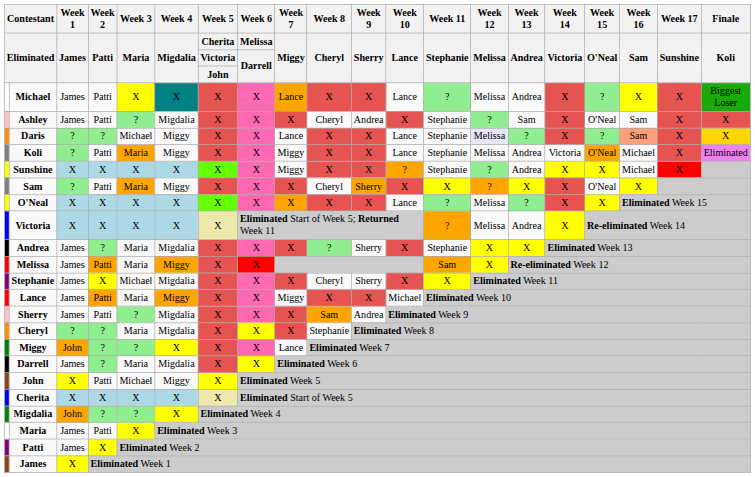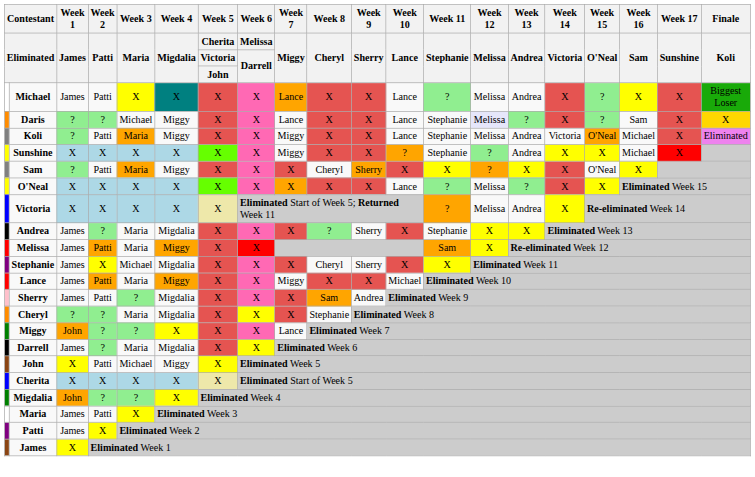- row: (33, 120)
(638, 136) lightsalmon background -> (638, 120) no background
